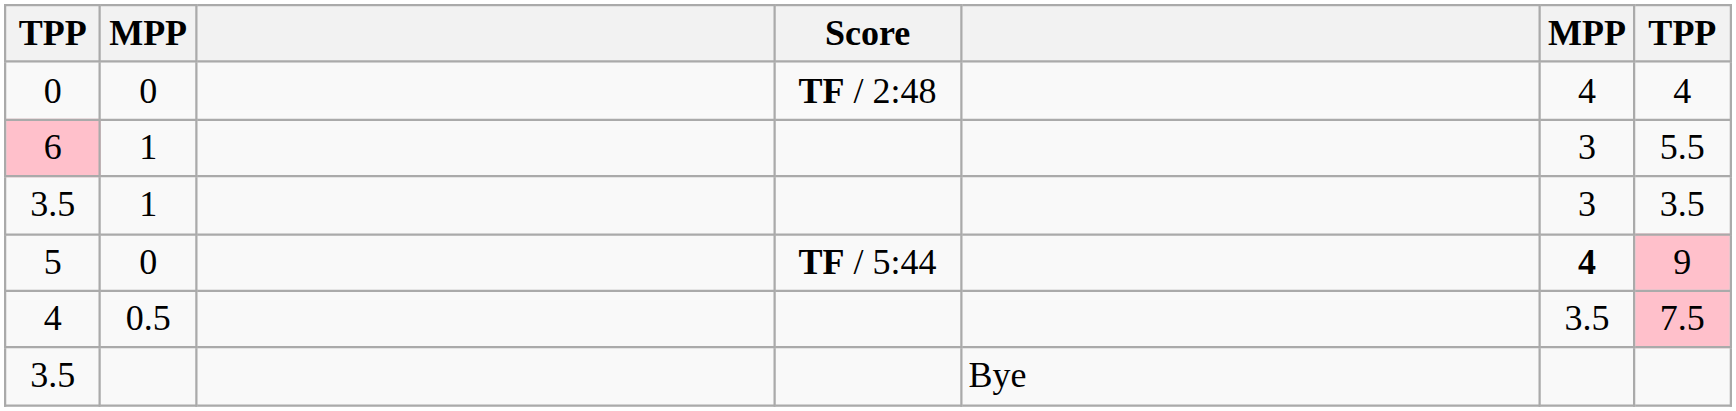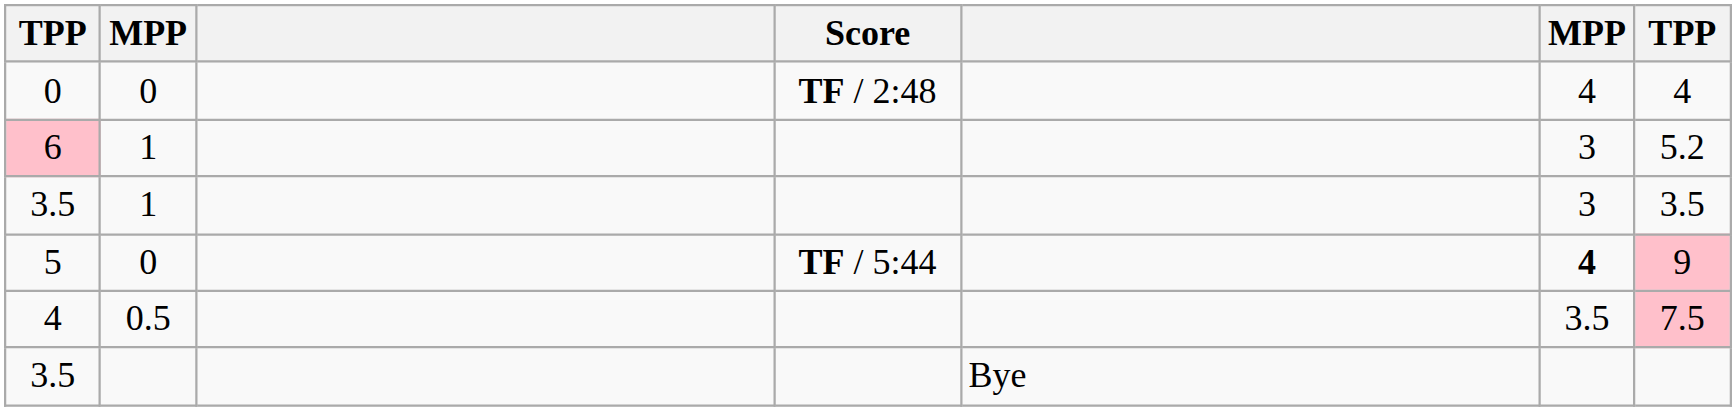(1682, 147) 5.5 -> (1682, 147) 5.2
